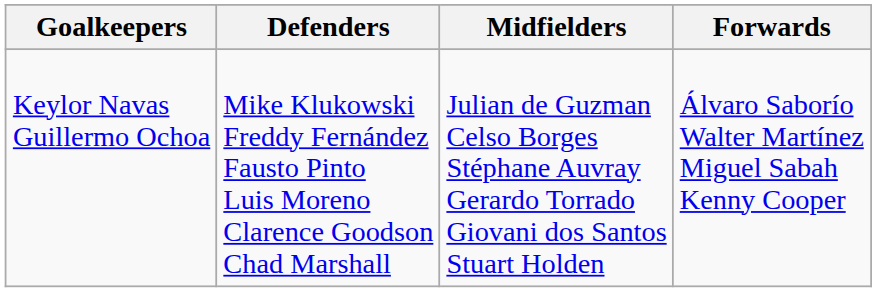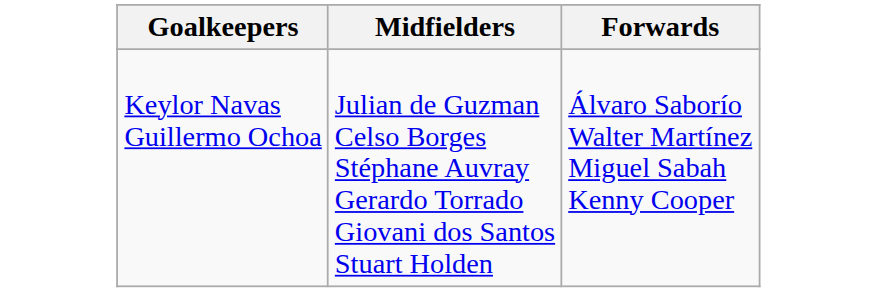- column: (328, 26)
